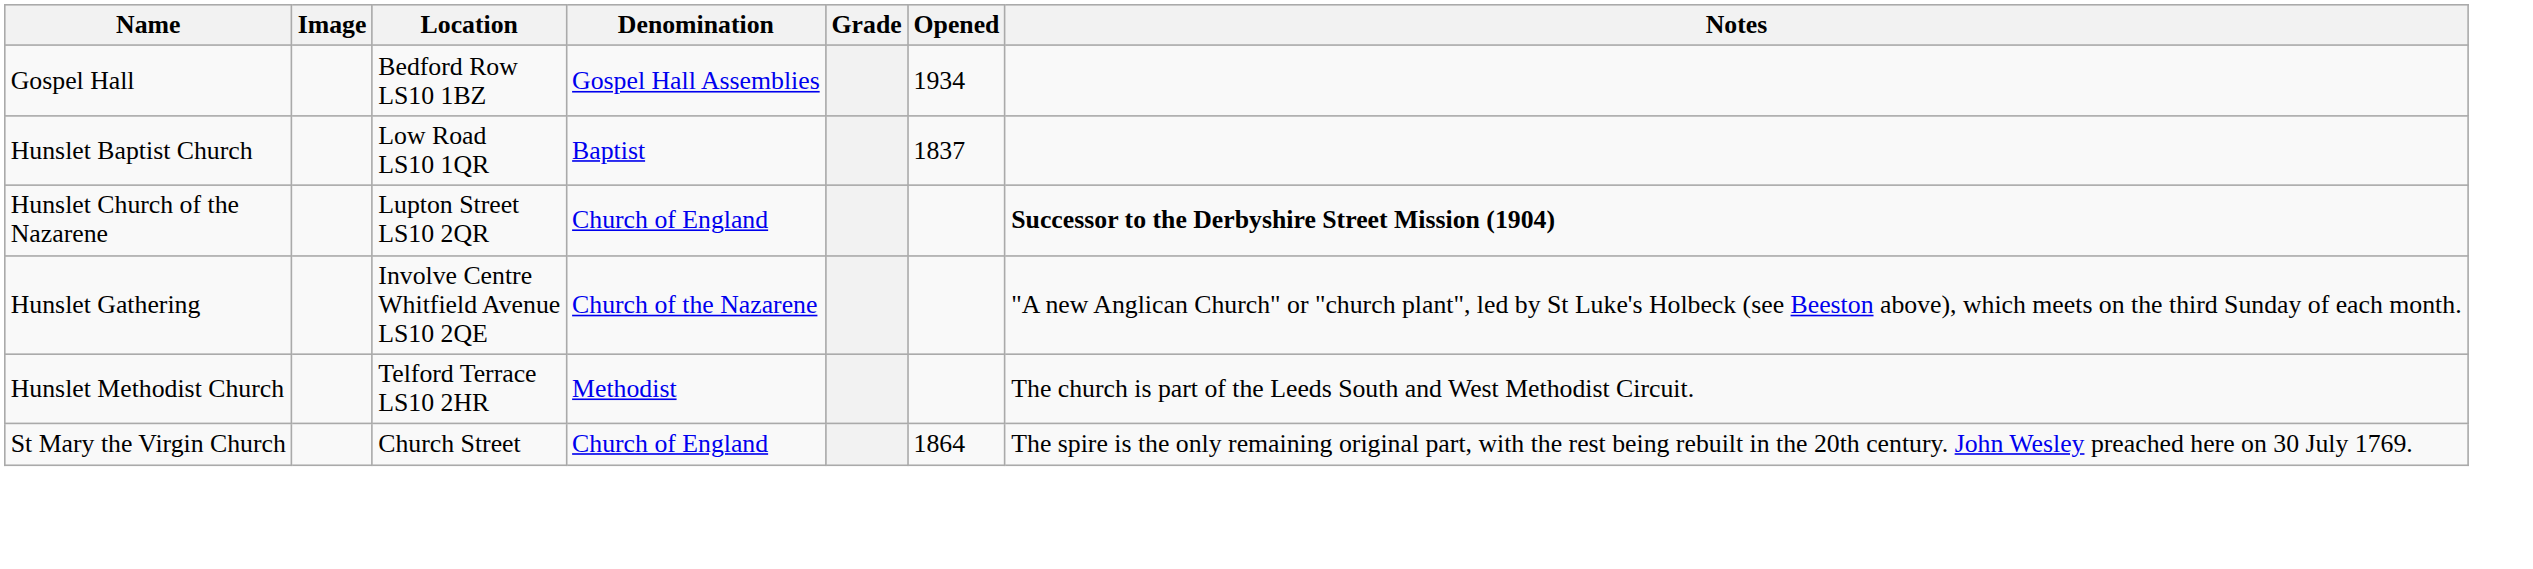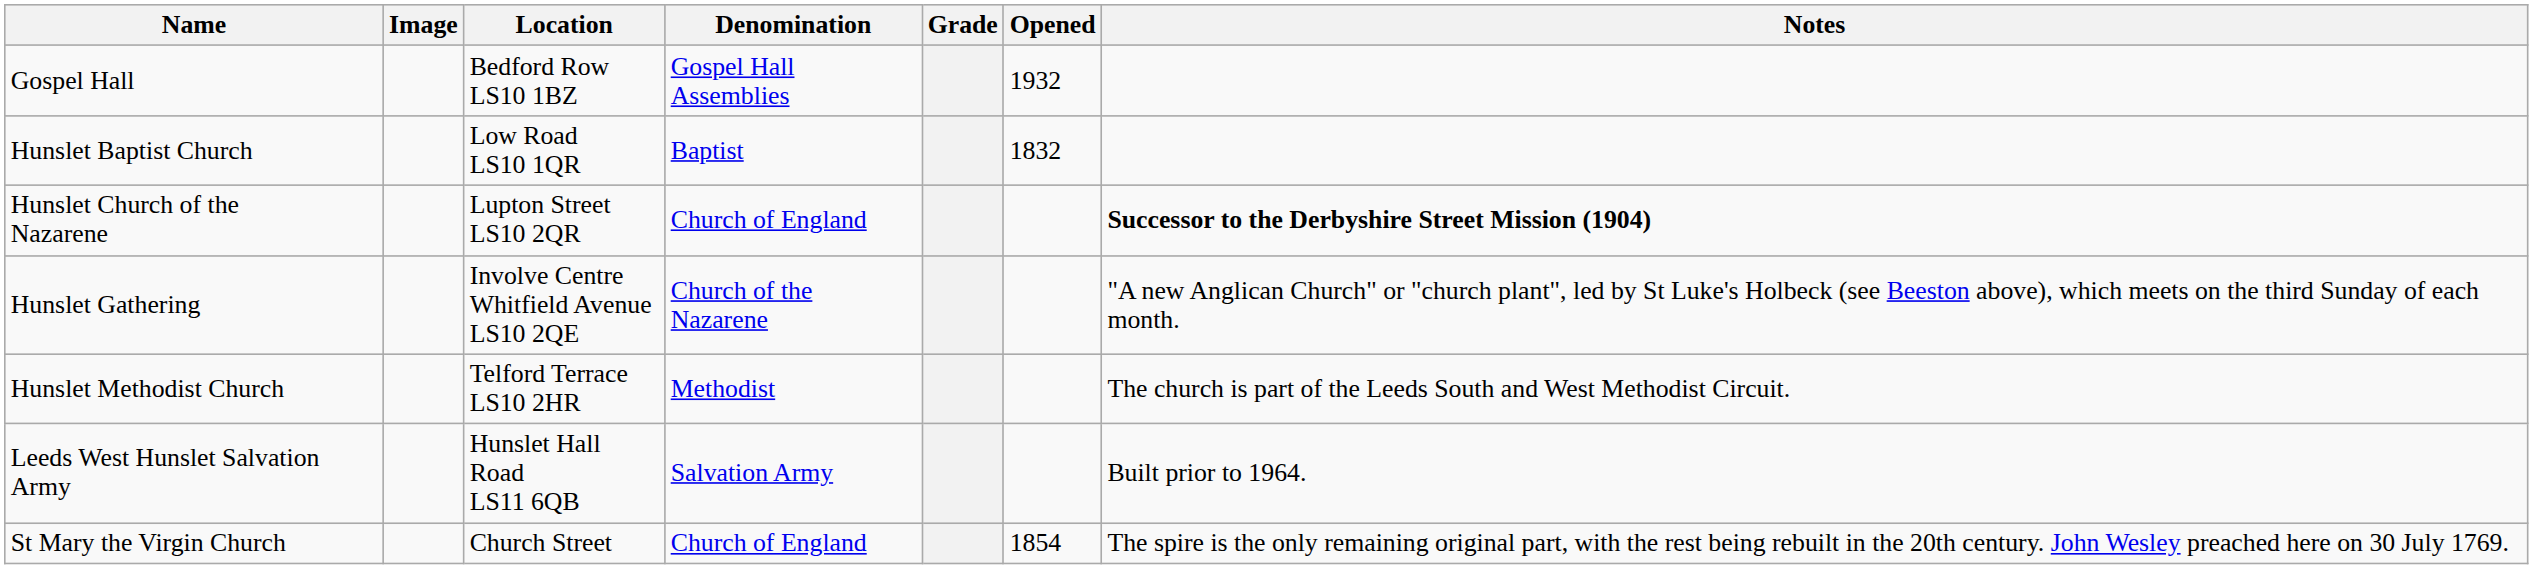(939, 80) 1934 -> (1035, 80) 1932
(939, 150) 1837 -> (1035, 150) 1832
+ row: (165, 472)
(939, 443) 1864 -> (1035, 542) 1854
